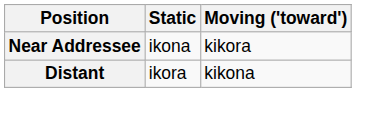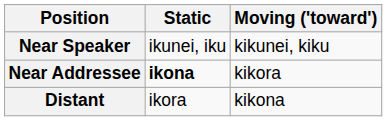+ row: (75, 45)
(170, 45) normal -> (172, 73) bold
